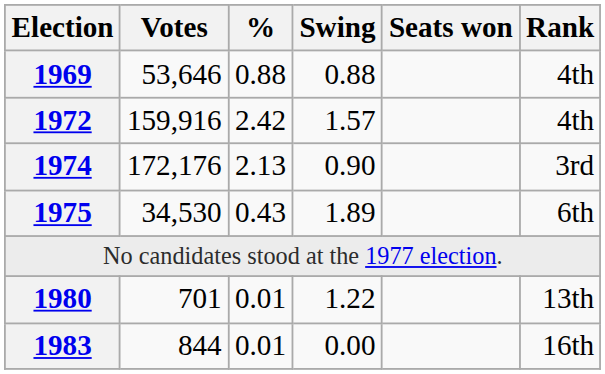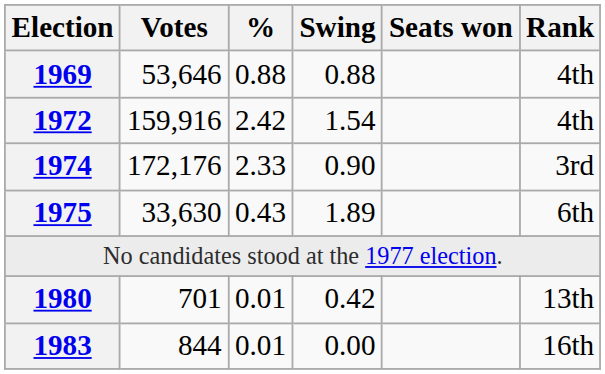(350, 119) 1.57 -> (350, 119) 1.54
(261, 166) 2.13 -> (261, 166) 2.33
(182, 212) 34,530 -> (182, 212) 33,630
(350, 299) 1.22 -> (350, 299) 0.42
